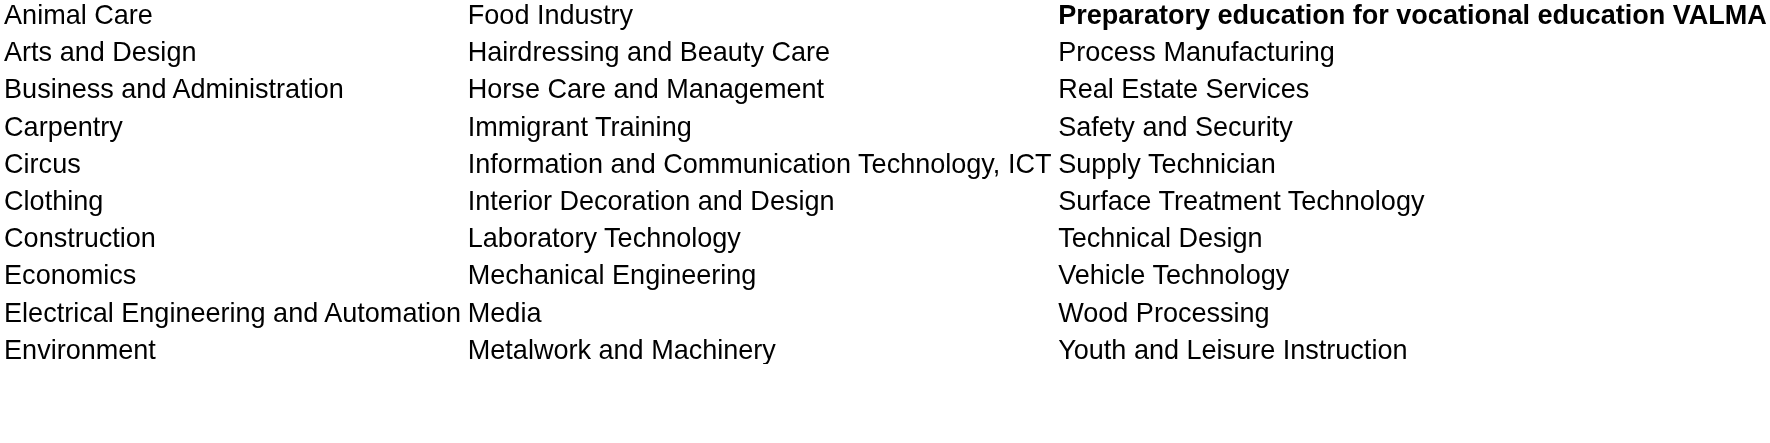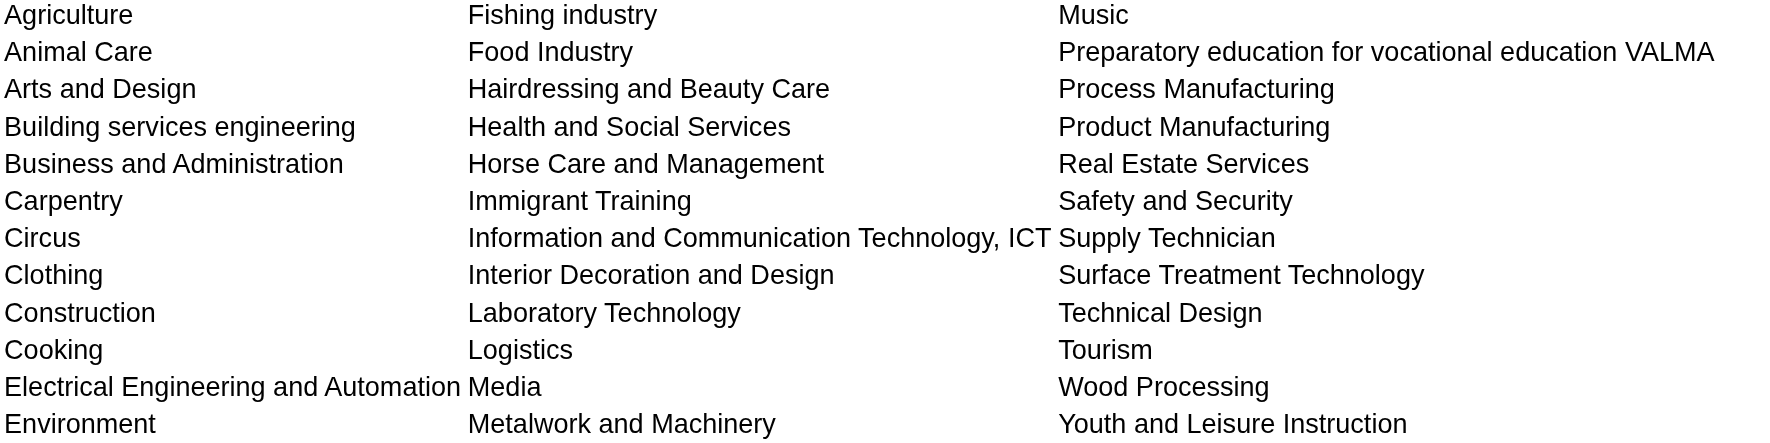+ row: (69, 15)
(1413, 15) bold -> (1386, 52) normal
+ row: (180, 126)
+ row: (54, 349)
- row: (70, 275)
